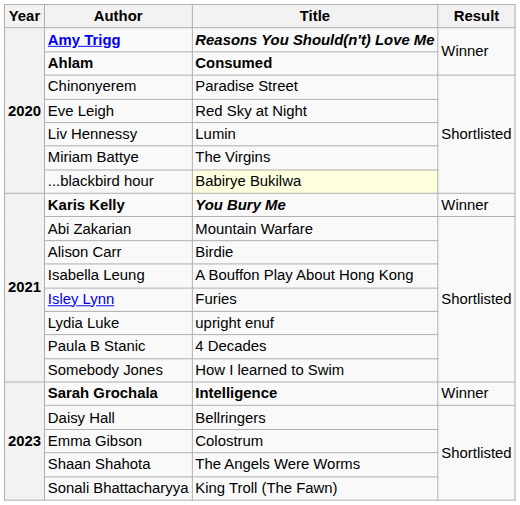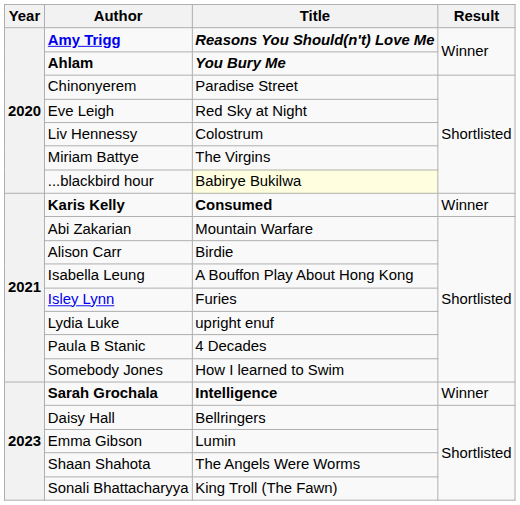(234, 63) Consumed -> (241, 63) You Bury Me
(216, 134) Lumin -> (229, 134) Colostrum
(241, 205) You Bury Me -> (234, 205) Consumed
(229, 441) Colostrum -> (216, 441) Lumin
